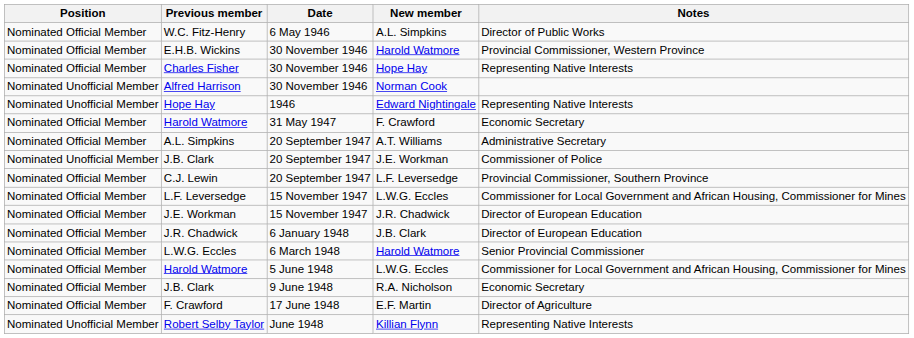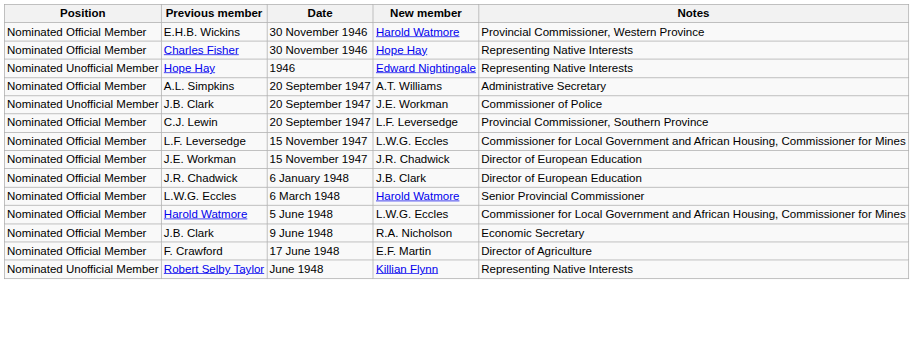- row: (205, 31)
- row: (202, 86)
- row: (206, 123)
